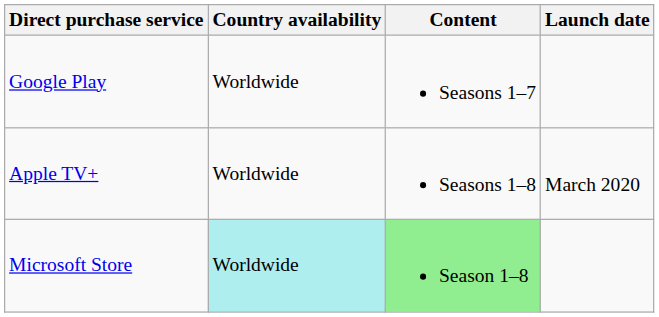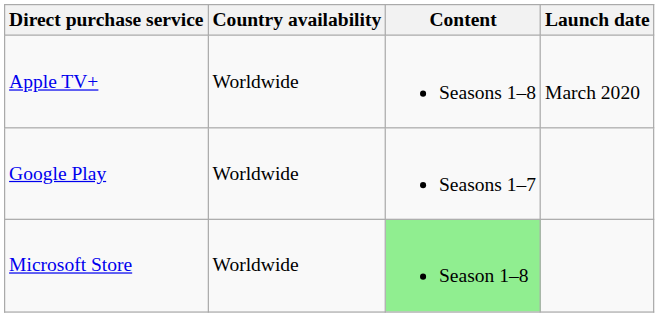rows swapped: (54, 173) <-> (58, 81)
(256, 265) paleturquoise background -> (256, 265) no background
